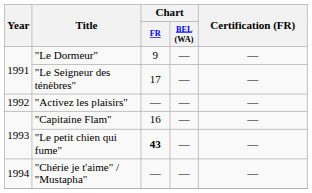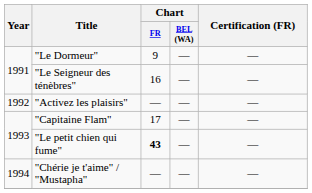(155, 79) 17 -> (155, 79) 16
(155, 120) 16 -> (155, 120) 17
